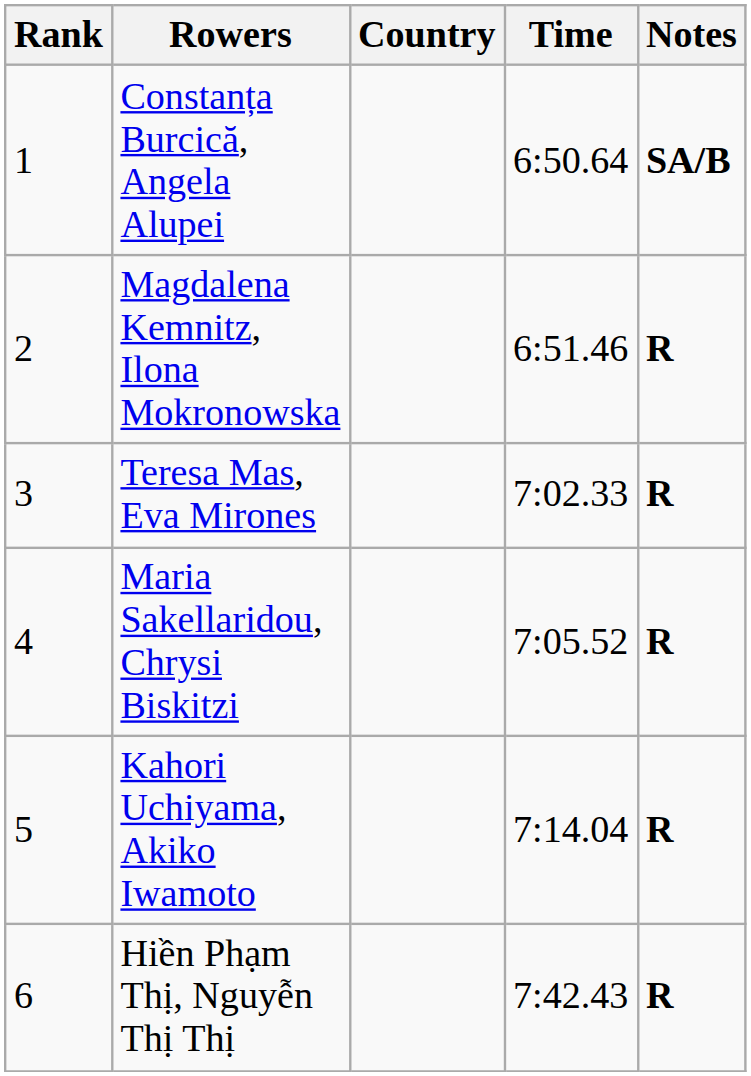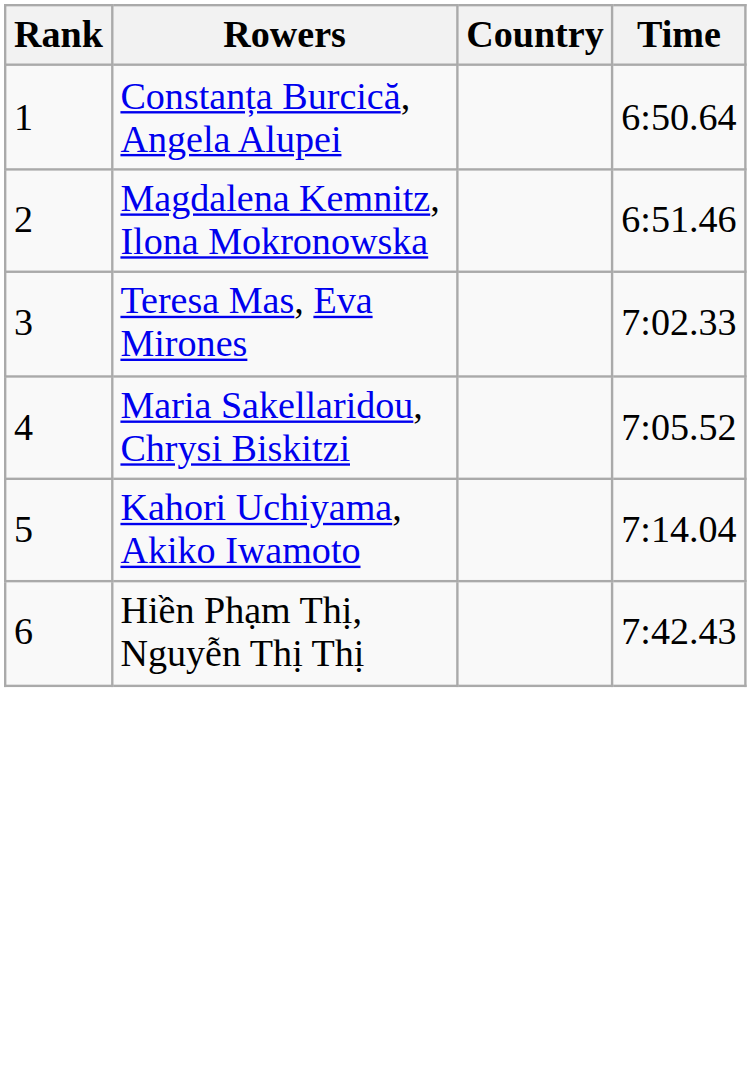- column: (691, 34)
